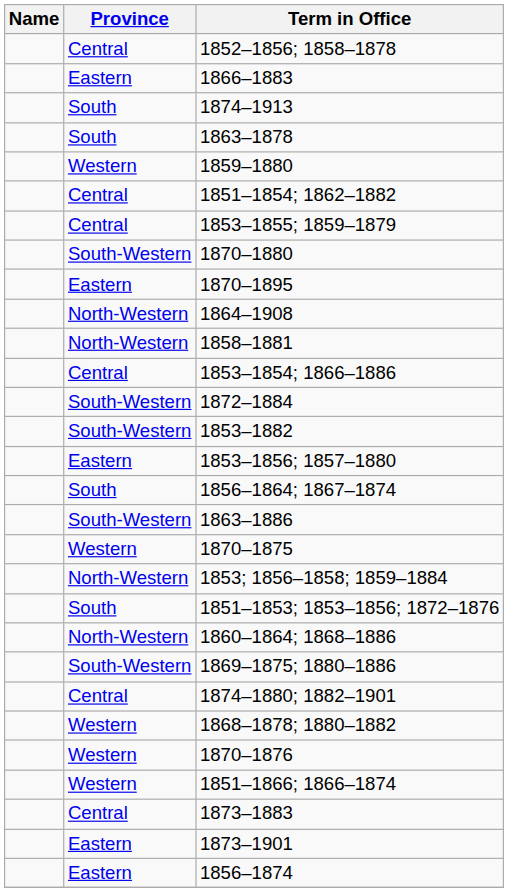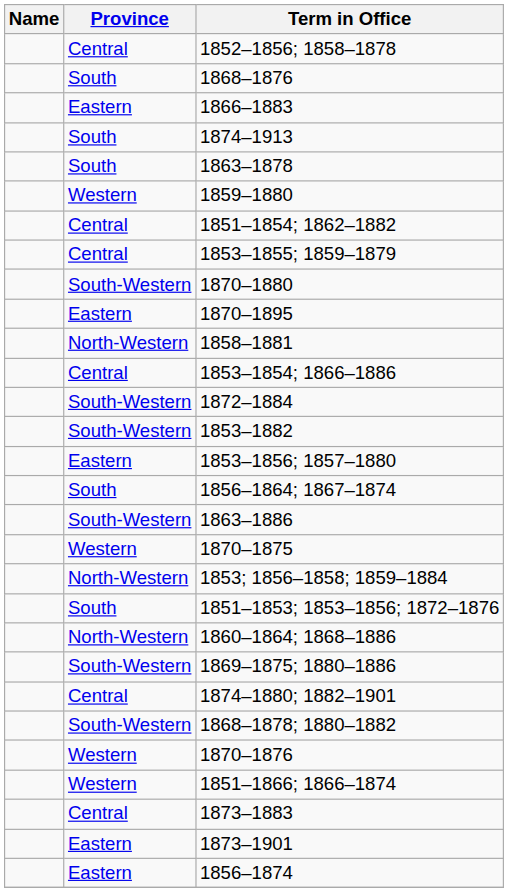+ row: (246, 78)
- row: (246, 313)
(102, 725) Western -> (130, 725) South-Western
